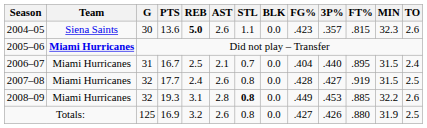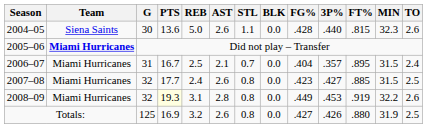(196, 30) bold -> (196, 30) normal
(303, 30) .423 -> (303, 30) .428
(332, 30) .357 -> (332, 30) .440
(332, 64) .440 -> (332, 64) .357
(303, 81) .428 -> (303, 81) .423
(361, 81) .919 -> (361, 81) .885
(170, 98) no background -> (170, 98) lightyellow background
(248, 98) bold -> (248, 98) normal
(361, 98) .885 -> (361, 98) .919
